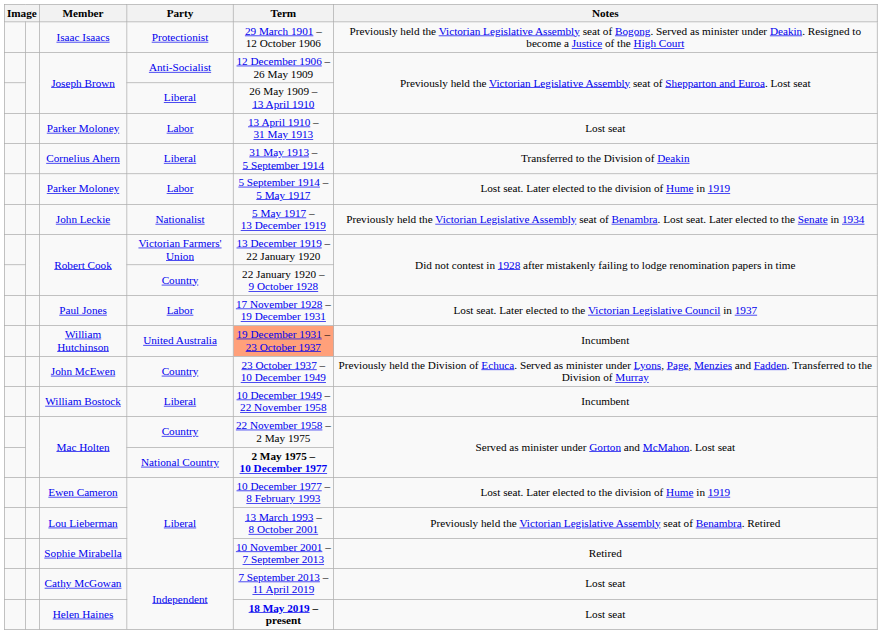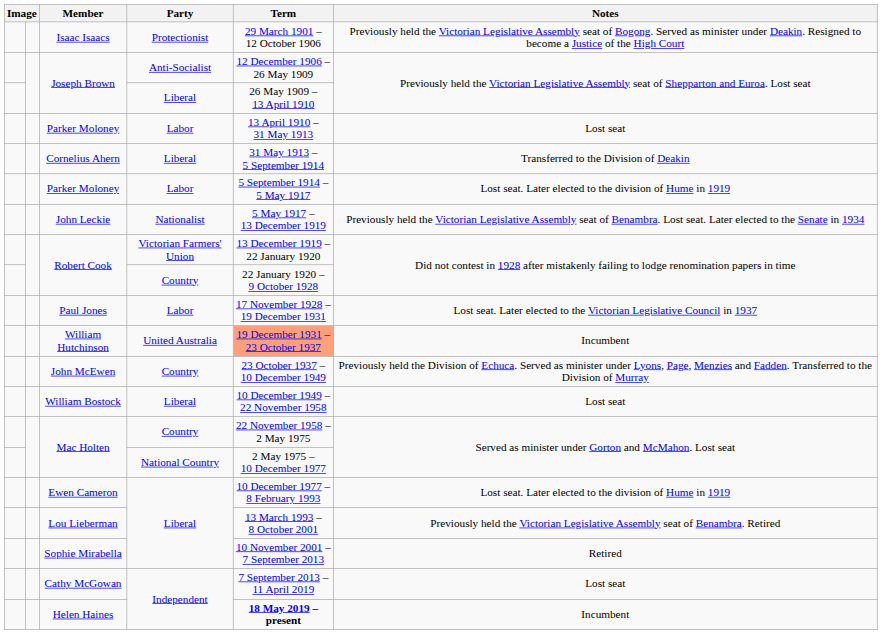(605, 401) Incumbent -> (605, 401) Lost seat
(283, 462) bold -> (283, 462) normal
(605, 614) Lost seat -> (605, 614) Incumbent
